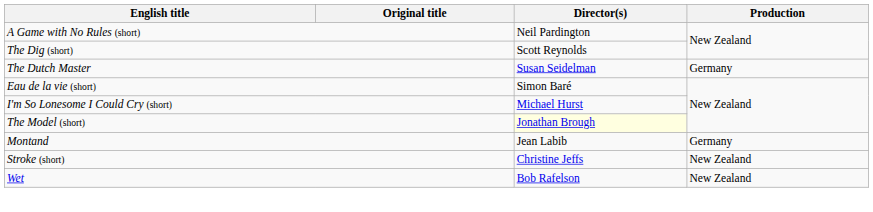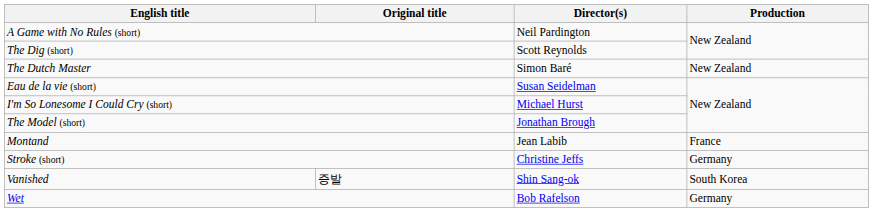(556, 68) Susan Seidelman -> (544, 68) Simon Baré
(711, 68) Germany -> (720, 68) New Zealand
(544, 86) Simon Baré -> (556, 86) Susan Seidelman
(556, 123) lightyellow background -> (556, 123) no background
(711, 141) Germany -> (705, 141) France
(720, 159) New Zealand -> (711, 159) Germany
+ row: (28, 179)
(720, 178) New Zealand -> (711, 198) Germany
